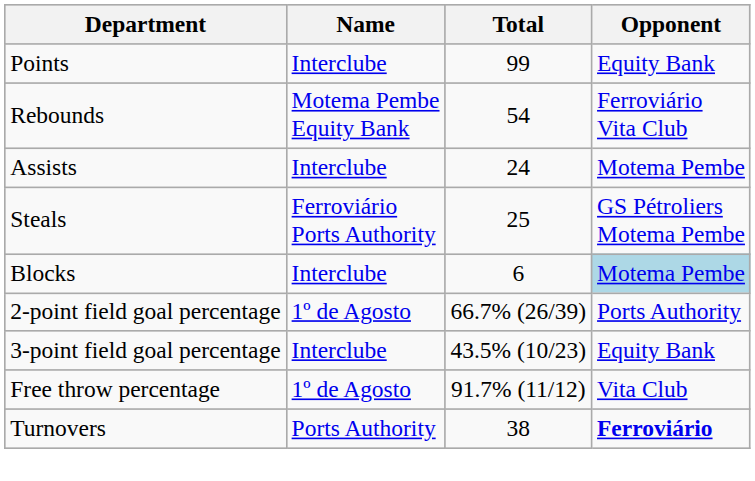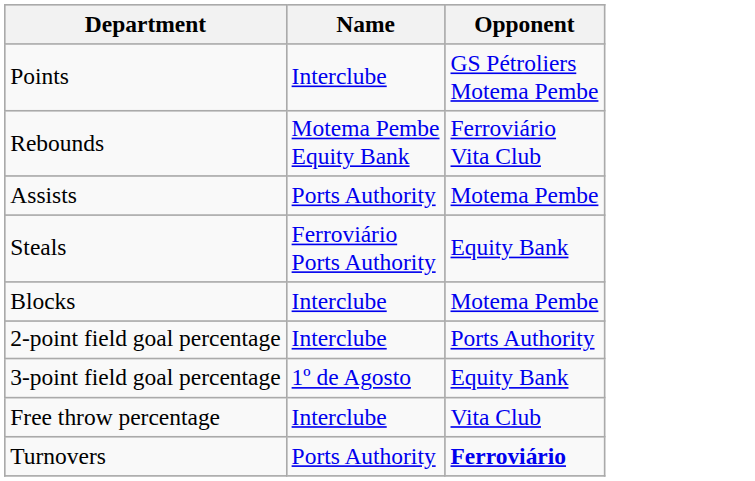- column: (518, 24)
(656, 62) Equity Bank -> (524, 76) GS Pétroliers Motema Pembe
(339, 168) Interclube -> (364, 195) Ports Authority
(671, 220) GS Pétroliers Motema Pembe -> (509, 248) Equity Bank
(671, 273) lightblue background -> (524, 300) no background
(351, 311) 1º de Agosto -> (339, 339) Interclube
(339, 350) Interclube -> (351, 378) 1º de Agosto
(351, 389) 1º de Agosto -> (339, 417) Interclube
